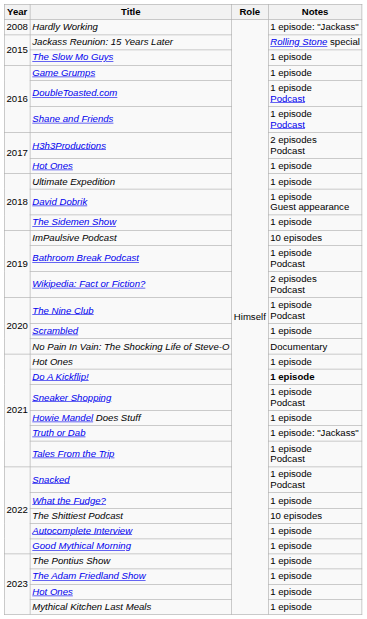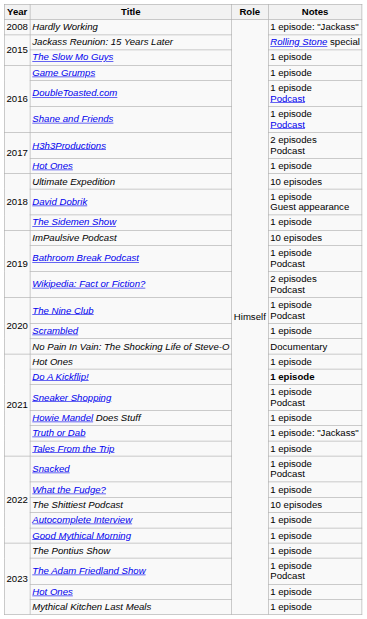(291, 181) 1 episode -> (296, 181) 10 episodes
(291, 454) 1 episode Podcast -> (291, 448) 1 episode
(291, 576) 1 episode -> (291, 571) 1 episode Podcast
